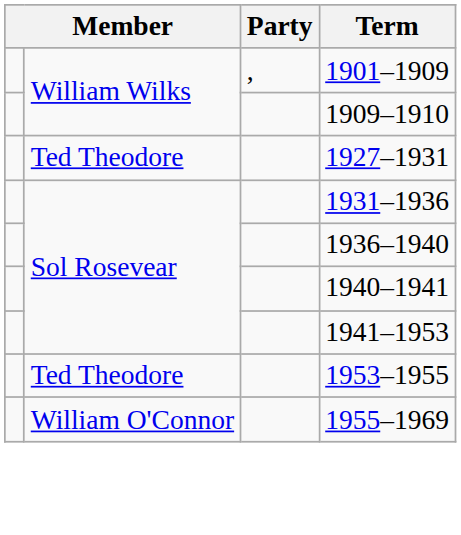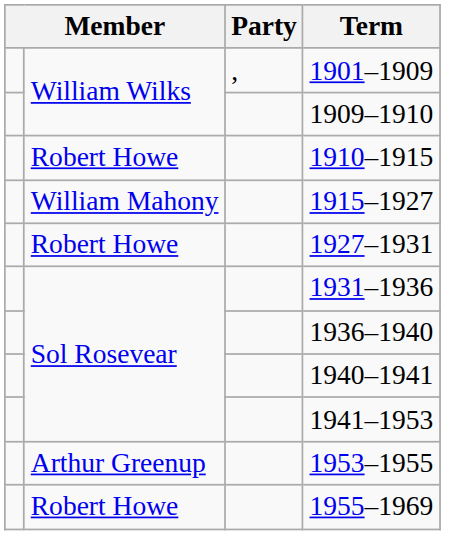+ row: (371, 157)
+ row: (371, 200)
(107, 157) Ted Theodore -> (105, 244) Robert Howe
(107, 375) Ted Theodore -> (118, 462) Arthur Greenup
(132, 419) William O'Connor -> (105, 506) Robert Howe
